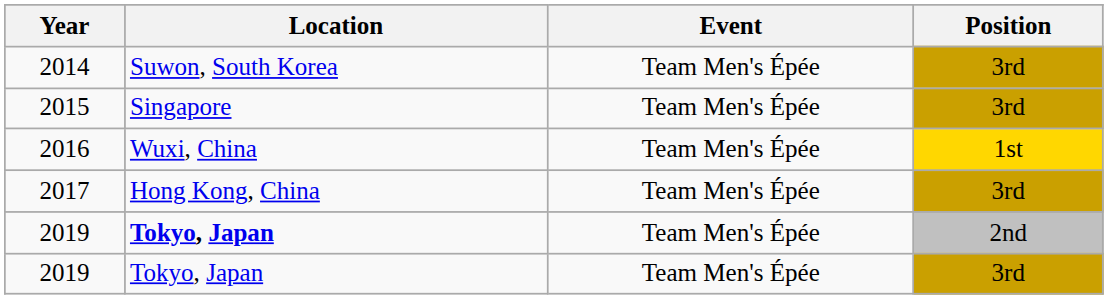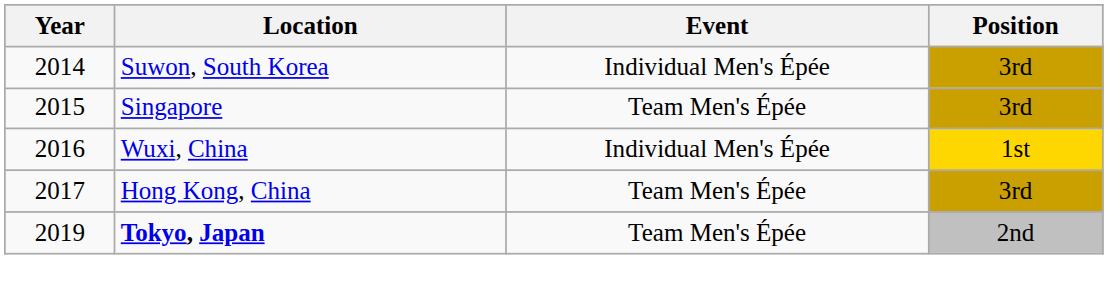(731, 66) Team Men's Épée -> (717, 66) Individual Men's Épée
(731, 149) Team Men's Épée -> (717, 149) Individual Men's Épée
- row: (64, 273)
